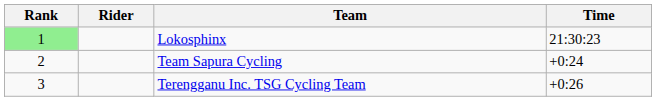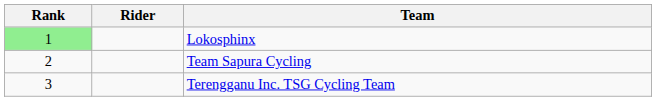- column: (599, 15)
